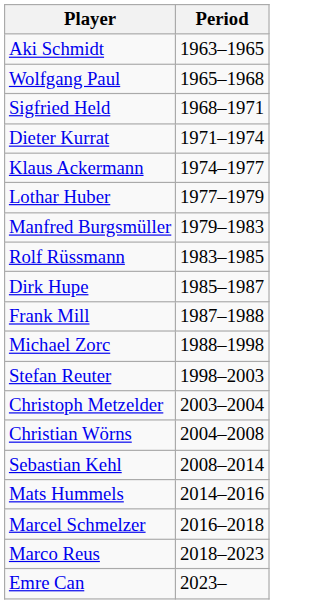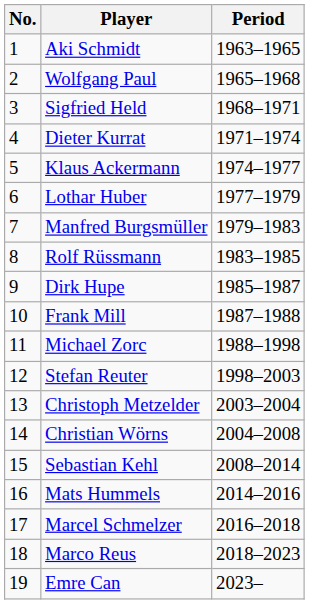+ column: (23, 19)
